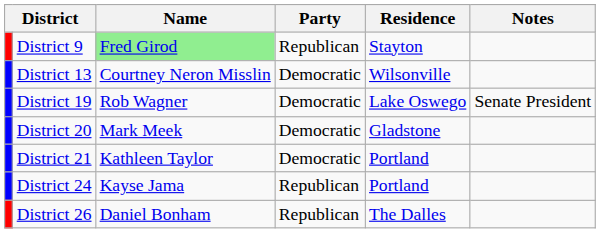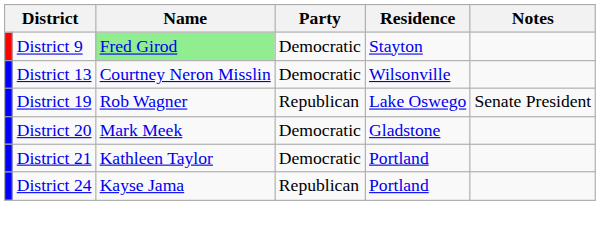(319, 46) Republican -> (320, 46) Democratic
(320, 102) Democratic -> (319, 102) Republican
- row: (54, 213)
